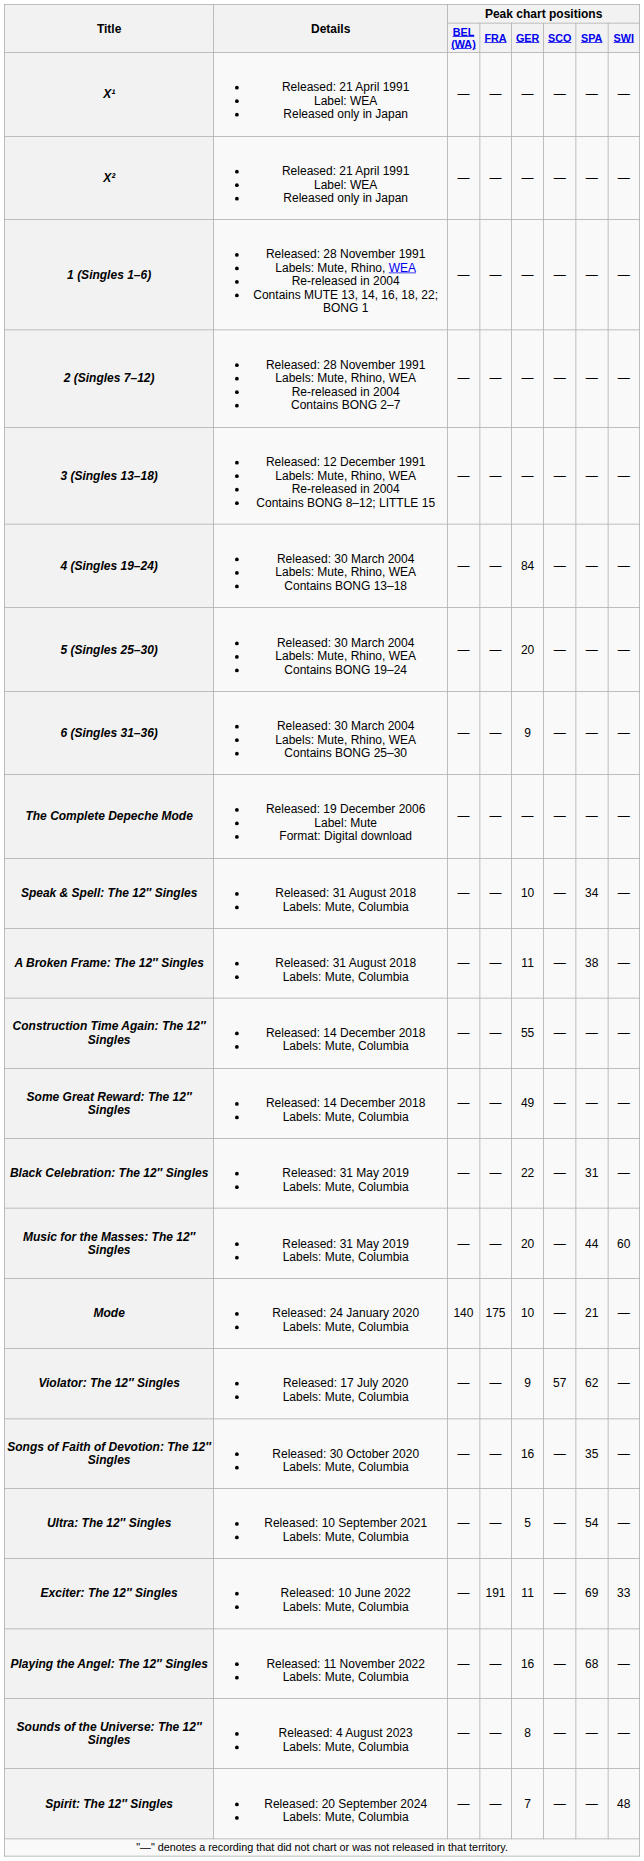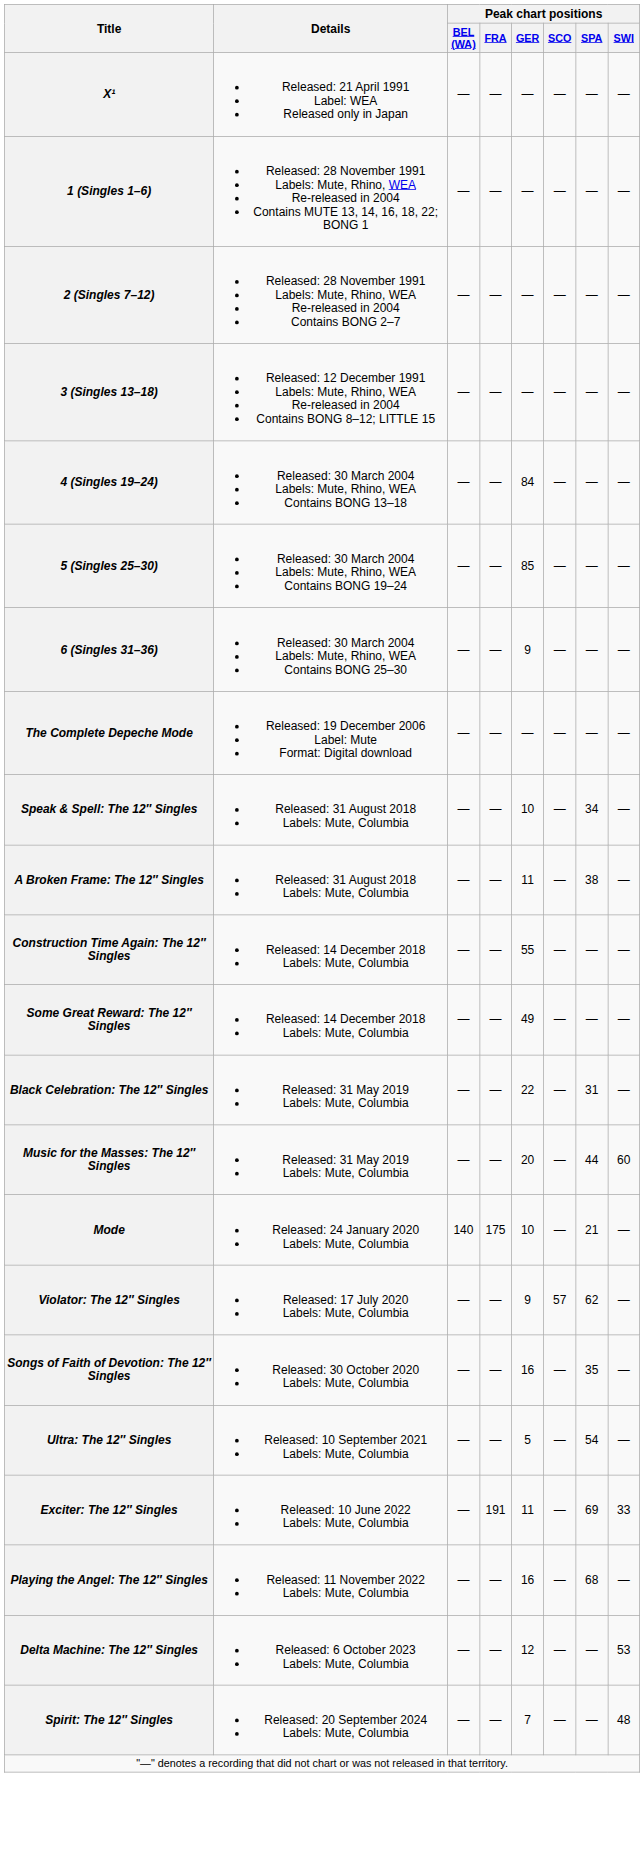- row: (109, 177)
(528, 649) 20 -> (528, 566) 85
- row: (109, 1733)
+ row: (109, 1650)
